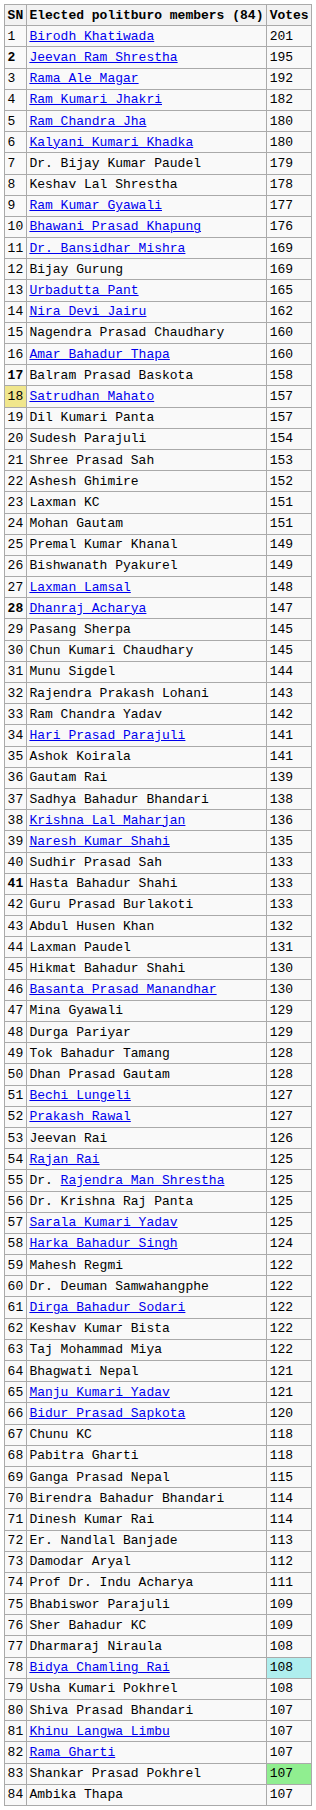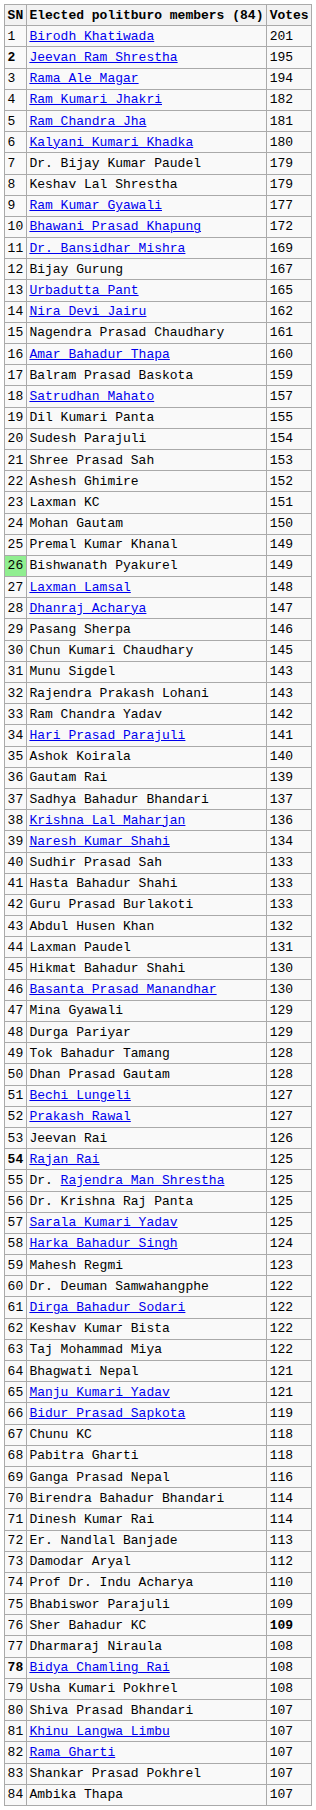(281, 79) 192 -> (281, 79) 194
(281, 121) 180 -> (281, 121) 181
(281, 185) 178 -> (281, 185) 179
(281, 227) 176 -> (281, 227) 172
(281, 269) 169 -> (281, 269) 167
(281, 333) 160 -> (281, 333) 161
(15, 375) bold -> (15, 375) normal
(281, 375) 158 -> (281, 375) 159
(15, 396) khaki background -> (15, 396) no background
(281, 418) 157 -> (281, 418) 155
(281, 524) 151 -> (281, 524) 150
(15, 566) no background -> (15, 566) lightgreen background
(15, 608) bold -> (15, 608) normal
(281, 630) 145 -> (281, 630) 146
(281, 672) 144 -> (281, 672) 143
(281, 757) 141 -> (281, 757) 140
(281, 799) 138 -> (281, 799) 137
(281, 841) 135 -> (281, 841) 134
(15, 884) bold -> (15, 884) normal
(15, 1159) normal -> (15, 1159) bold
(281, 1265) 122 -> (281, 1265) 123
(281, 1413) 120 -> (281, 1413) 119
(281, 1477) 115 -> (281, 1477) 116
(281, 1583) 111 -> (281, 1583) 110
(281, 1625) normal -> (281, 1625) bold
(15, 1668) normal -> (15, 1668) bold
(281, 1668) paleturquoise background -> (281, 1668) no background
(281, 1774) lightgreen background -> (281, 1774) no background
